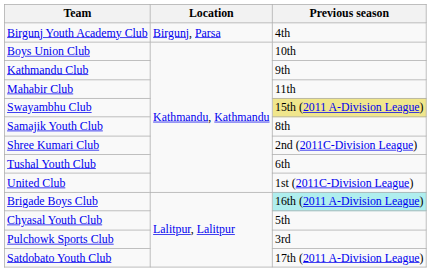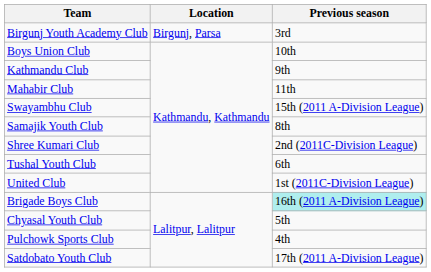(283, 32) 4th -> (283, 32) 3rd
(349, 107) khaki background -> (349, 107) no background
(283, 239) 3rd -> (283, 239) 4th
